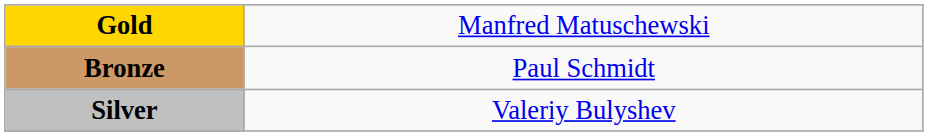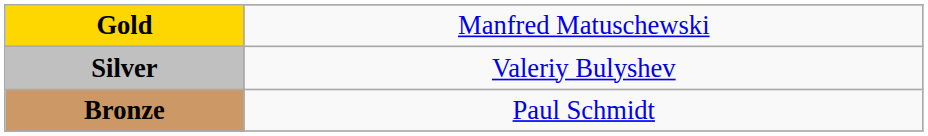rows swapped: (124, 109) <-> (124, 67)
